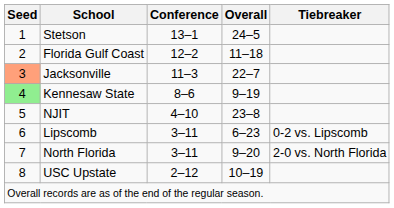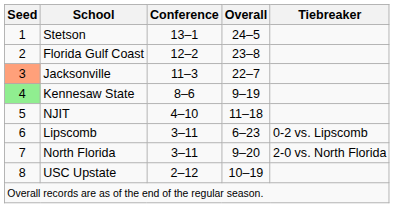(246, 54) 11–18 -> (246, 54) 23–8
(246, 114) 23–8 -> (246, 114) 11–18
